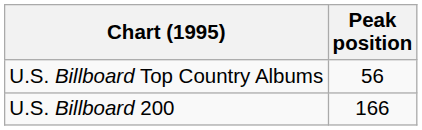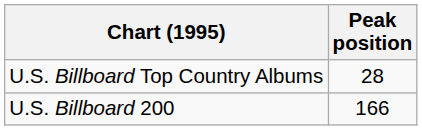(372, 76) 56 -> (372, 76) 28
